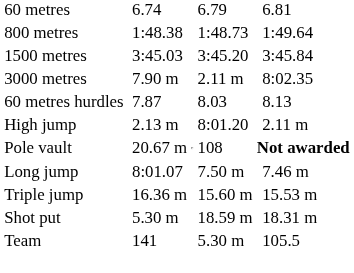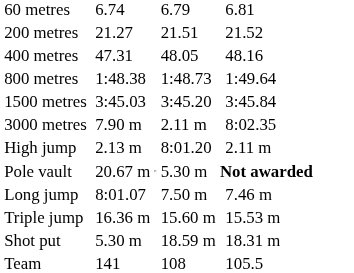+ row: (41, 32)
+ row: (41, 55)
- row: (64, 101)
(210, 148) 108 -> (184, 171) 5.30 m
(221, 240) 5.30 m -> (173, 263) 108
